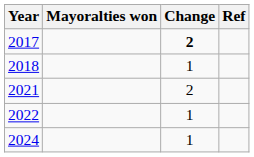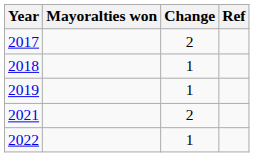(190, 41) bold -> (190, 41) normal
+ row: (24, 90)
- row: (24, 139)
